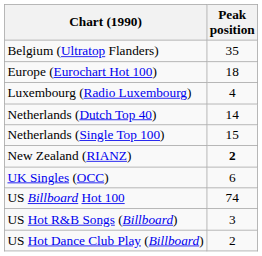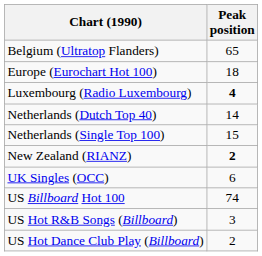(232, 51) 35 -> (232, 51) 65
(232, 93) normal -> (232, 93) bold
